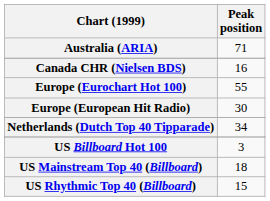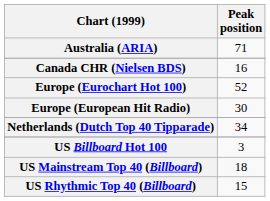(241, 87) 55 -> (241, 87) 52
